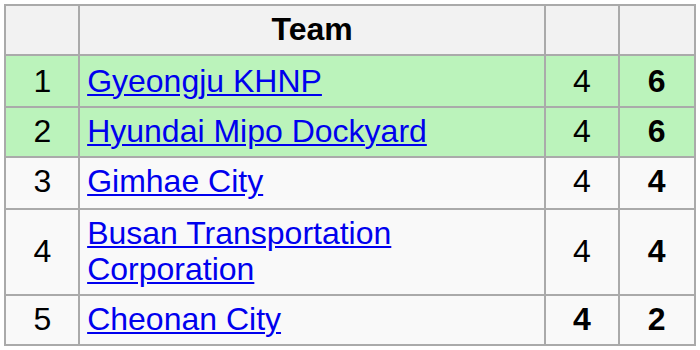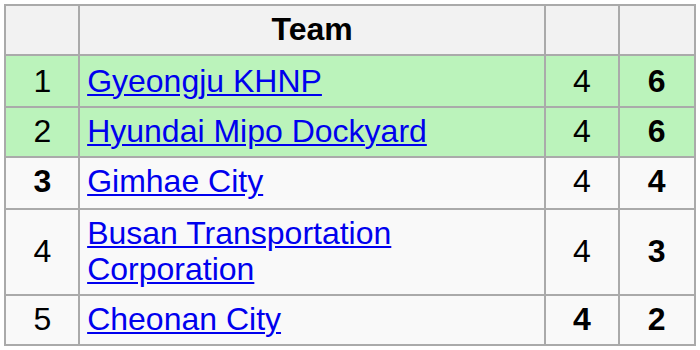(42, 182) normal -> (42, 182) bold
(657, 250) 4 -> (657, 250) 3
